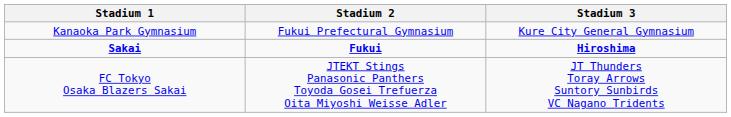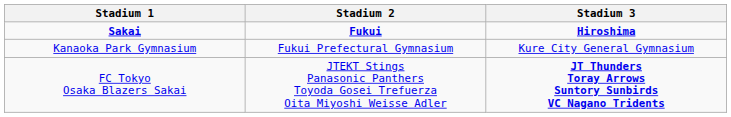rows swapped: (125, 48) <-> (125, 31)
(606, 85) normal -> (606, 85) bold
